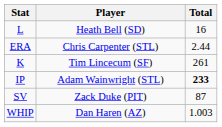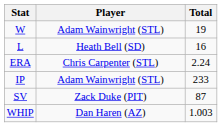+ row: (20, 29)
(201, 46) 2.44 -> (201, 63) 2.24
- row: (20, 63)
(201, 79) bold -> (201, 79) normal
